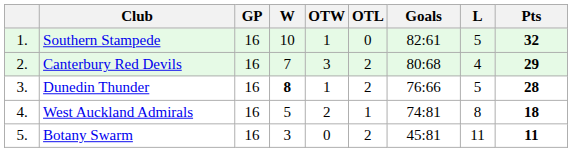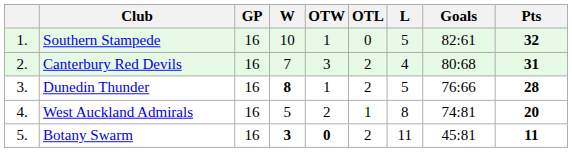columns swapped: (478, 16) <-> (424, 16)
(531, 64) 29 -> (531, 64) 31
(531, 111) 18 -> (531, 111) 20
(287, 135) normal -> (287, 135) bold
(327, 135) normal -> (327, 135) bold
